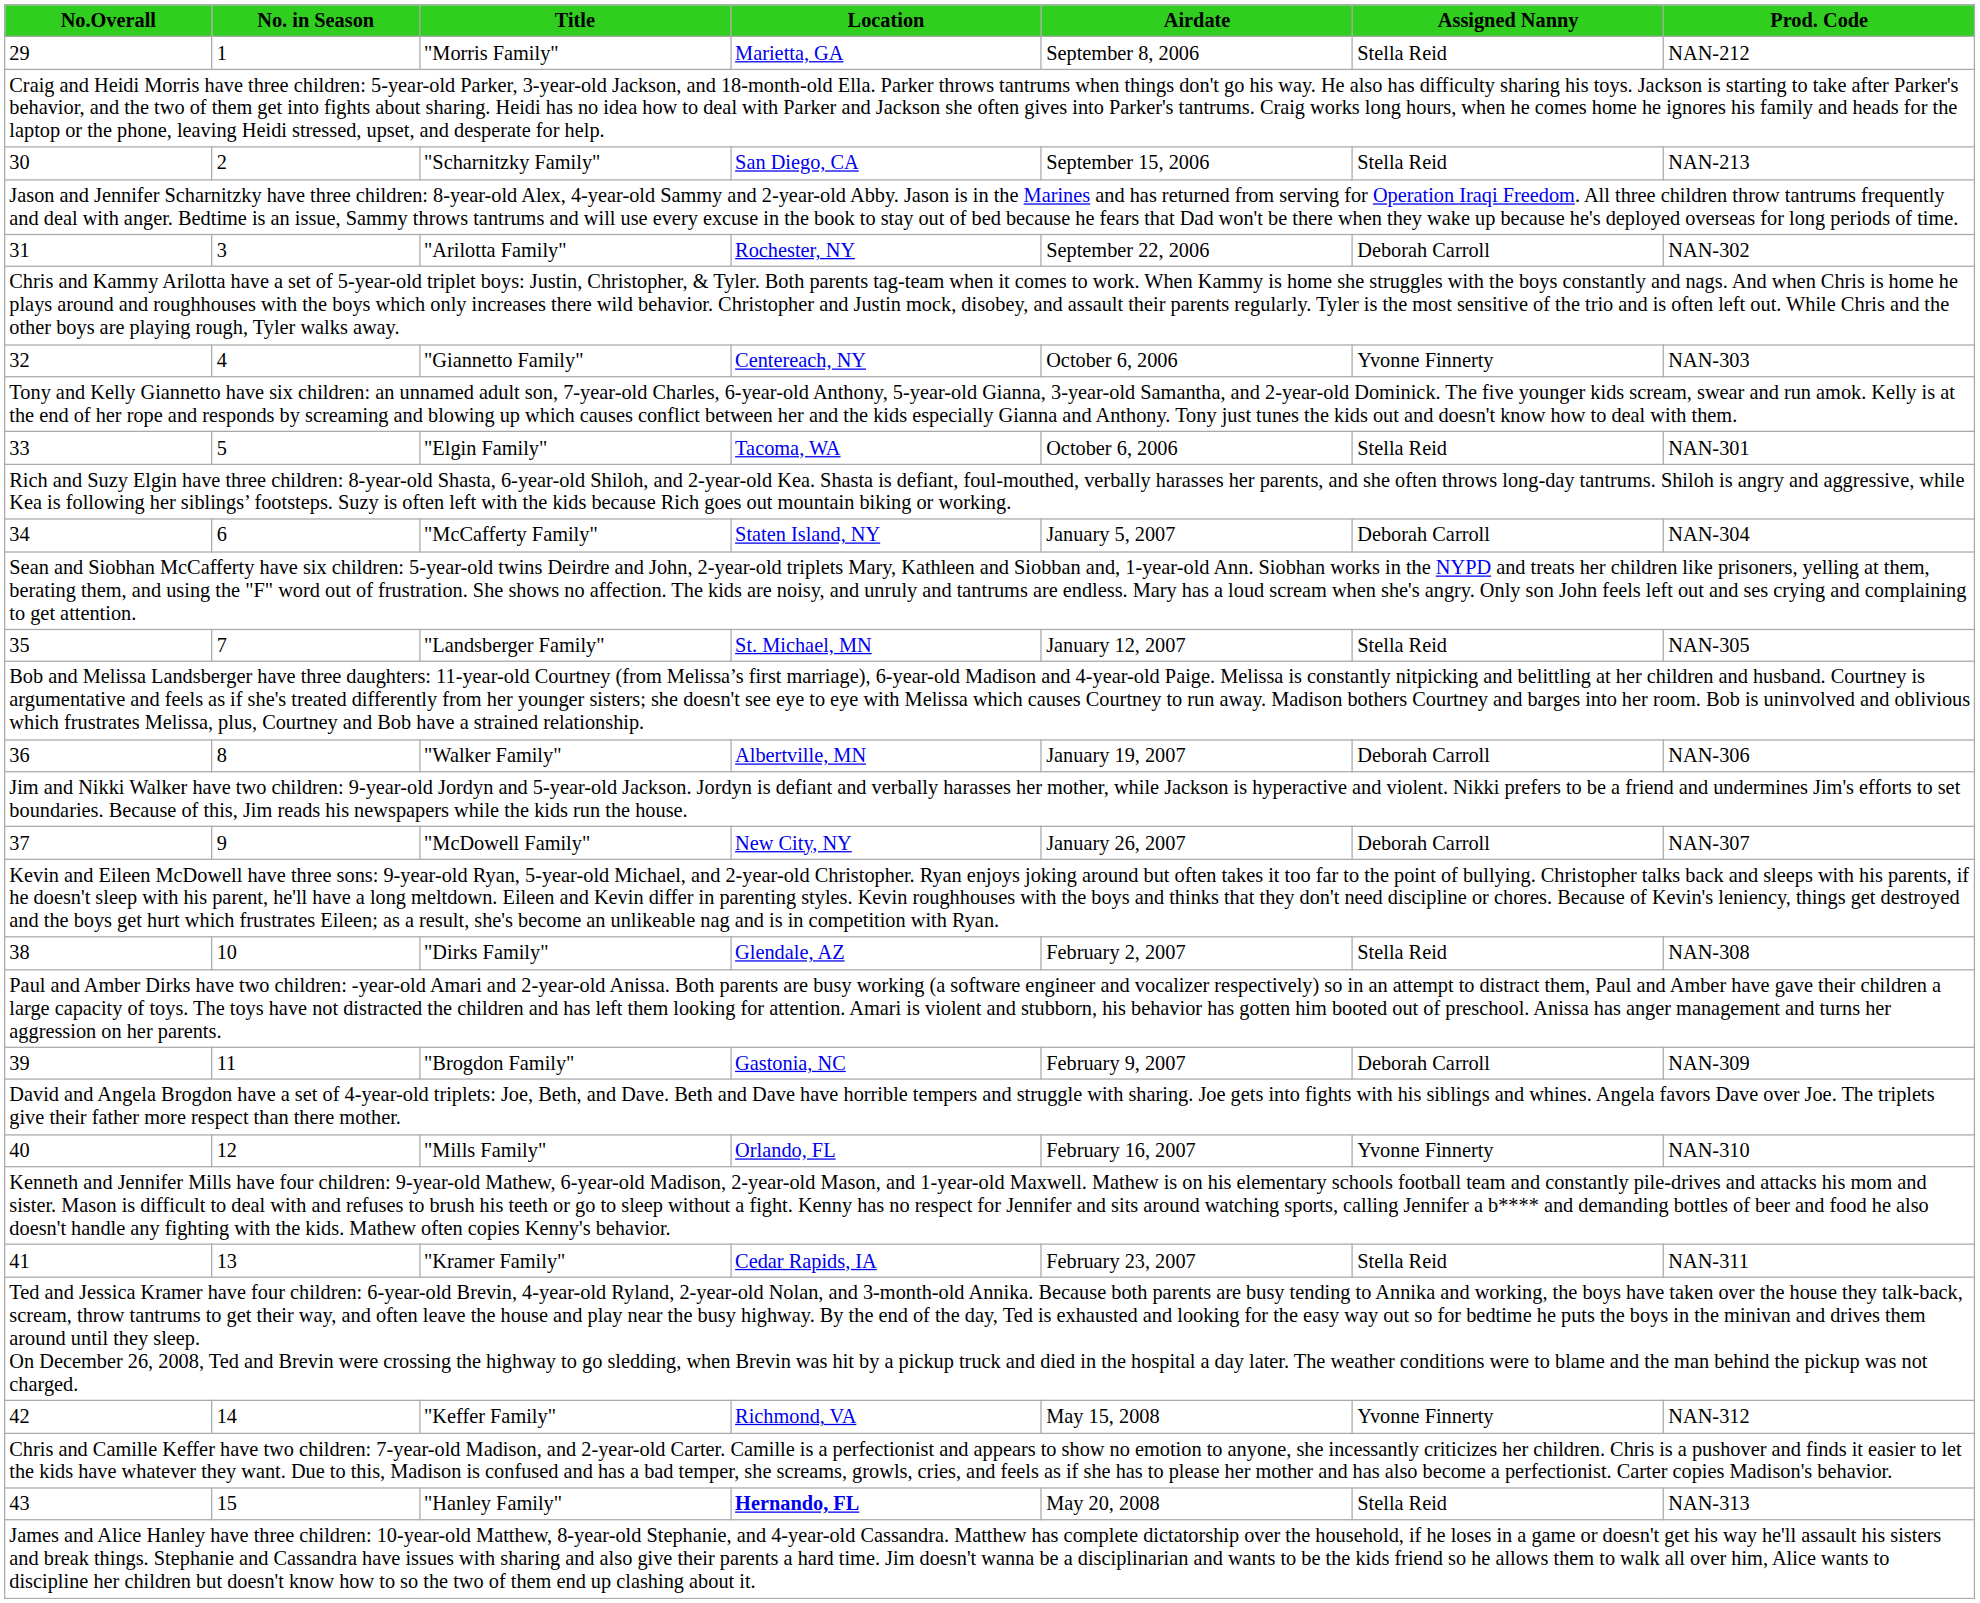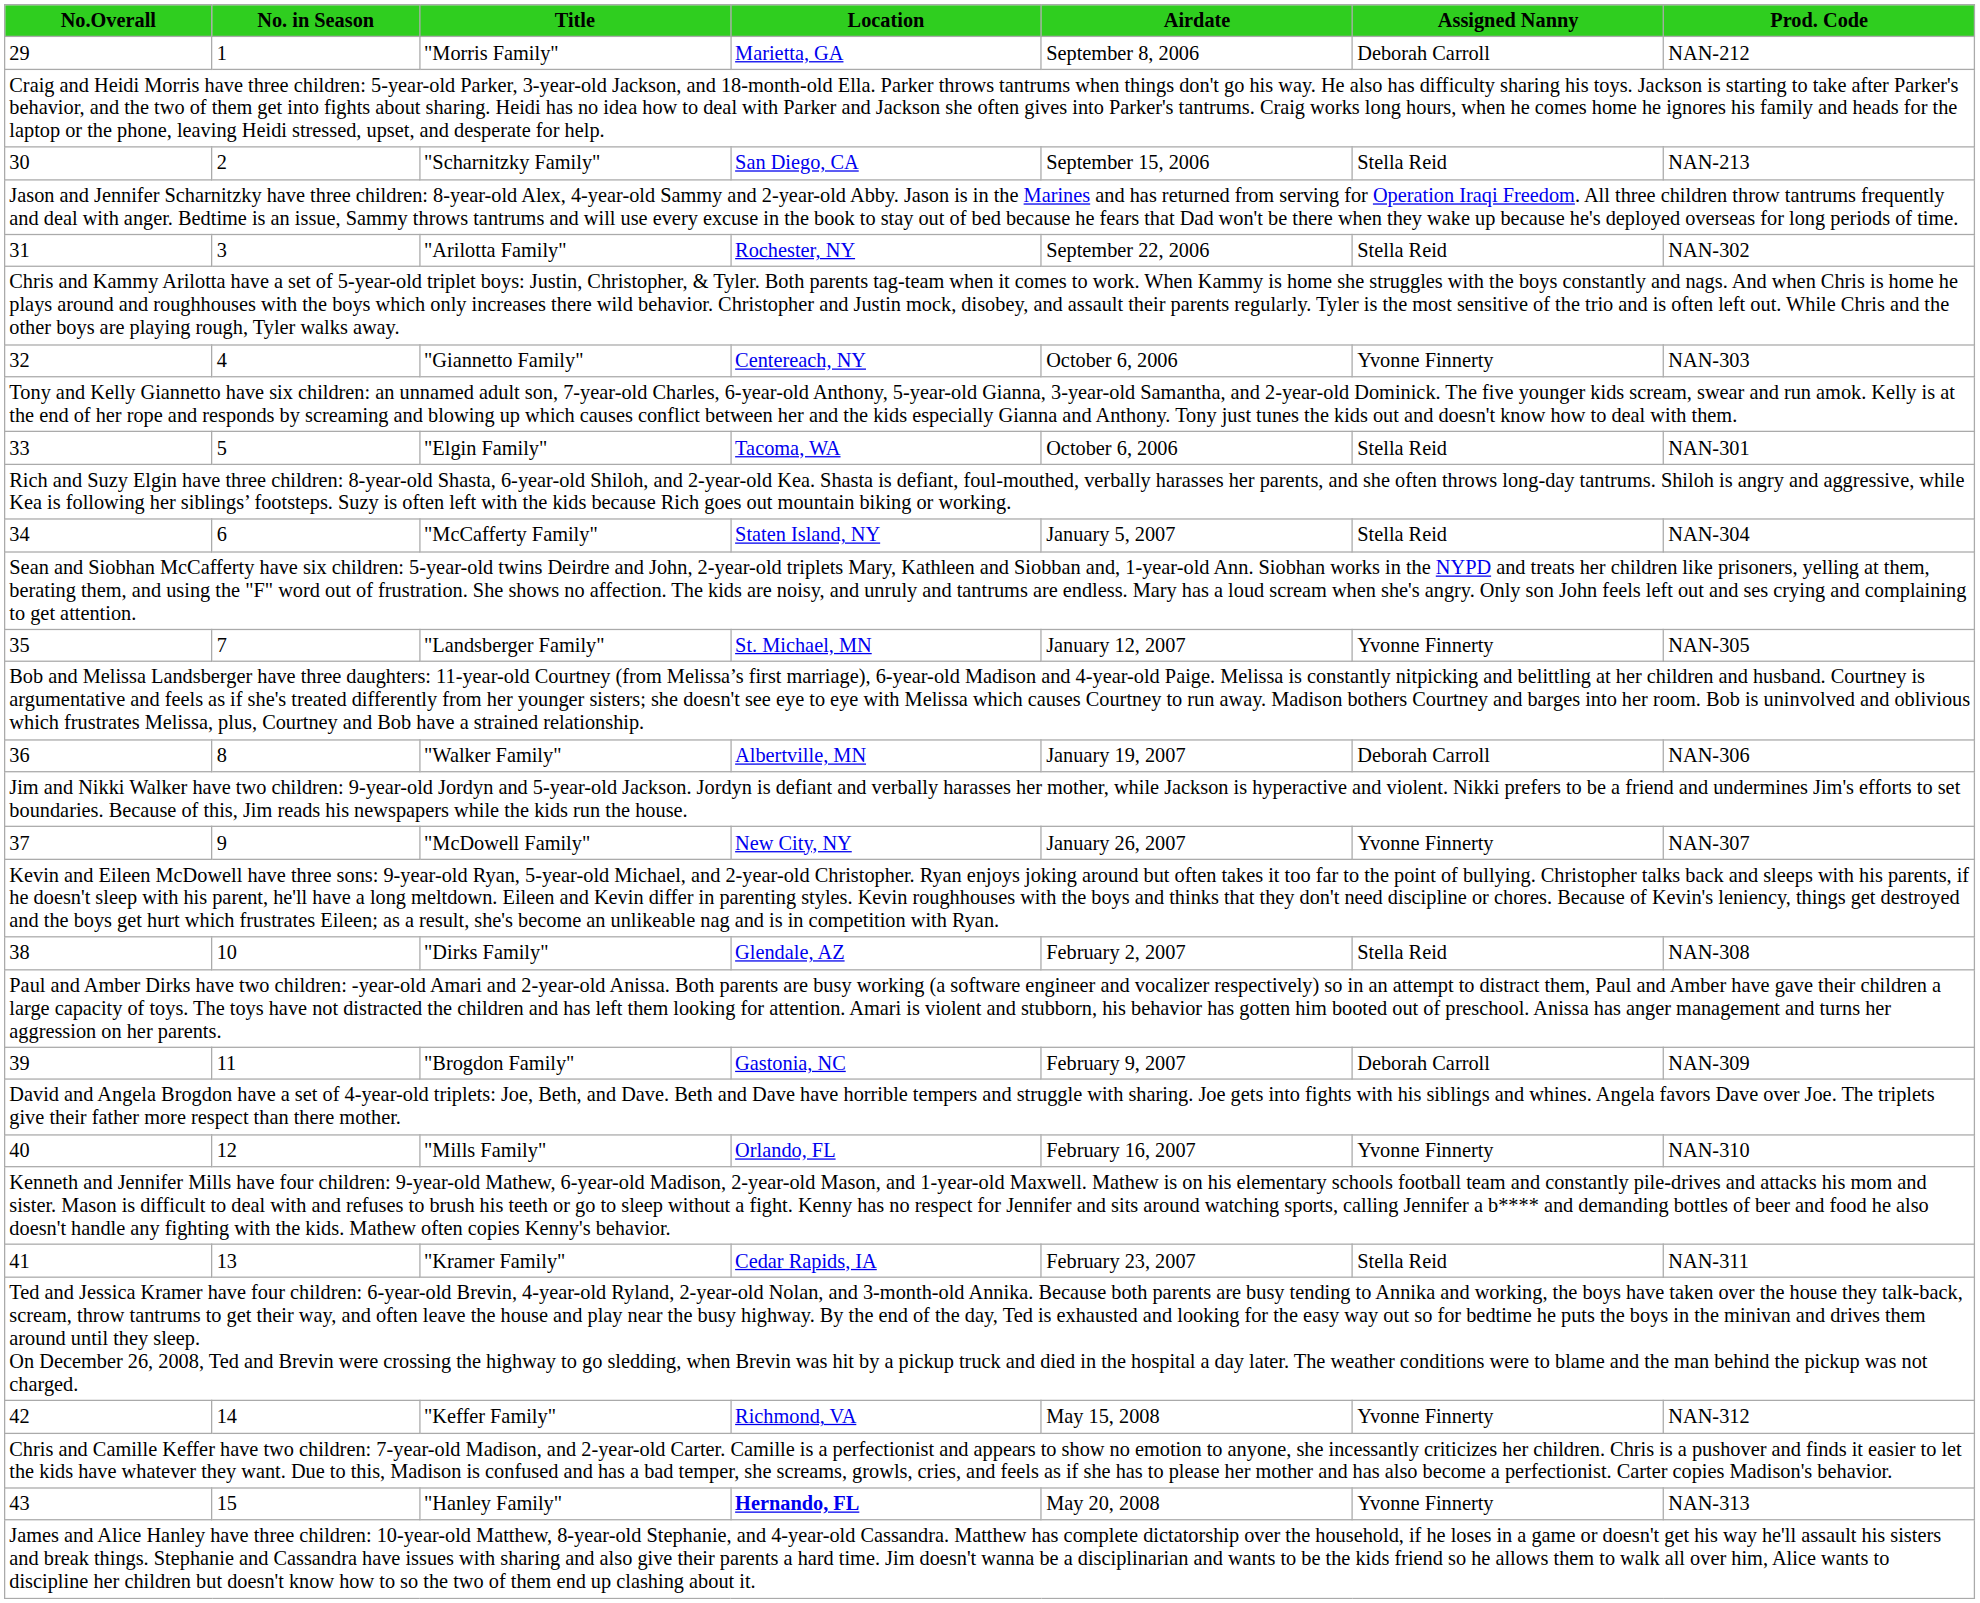(1402, 52) Stella Reid -> (1424, 52) Deborah Carroll
(1424, 250) Deborah Carroll -> (1402, 250) Stella Reid
(1424, 535) Deborah Carroll -> (1402, 535) Stella Reid
(1402, 645) Stella Reid -> (1425, 645) Yvonne Finnerty
(1424, 842) Deborah Carroll -> (1425, 842) Yvonne Finnerty
(1402, 1503) Stella Reid -> (1425, 1503) Yvonne Finnerty
